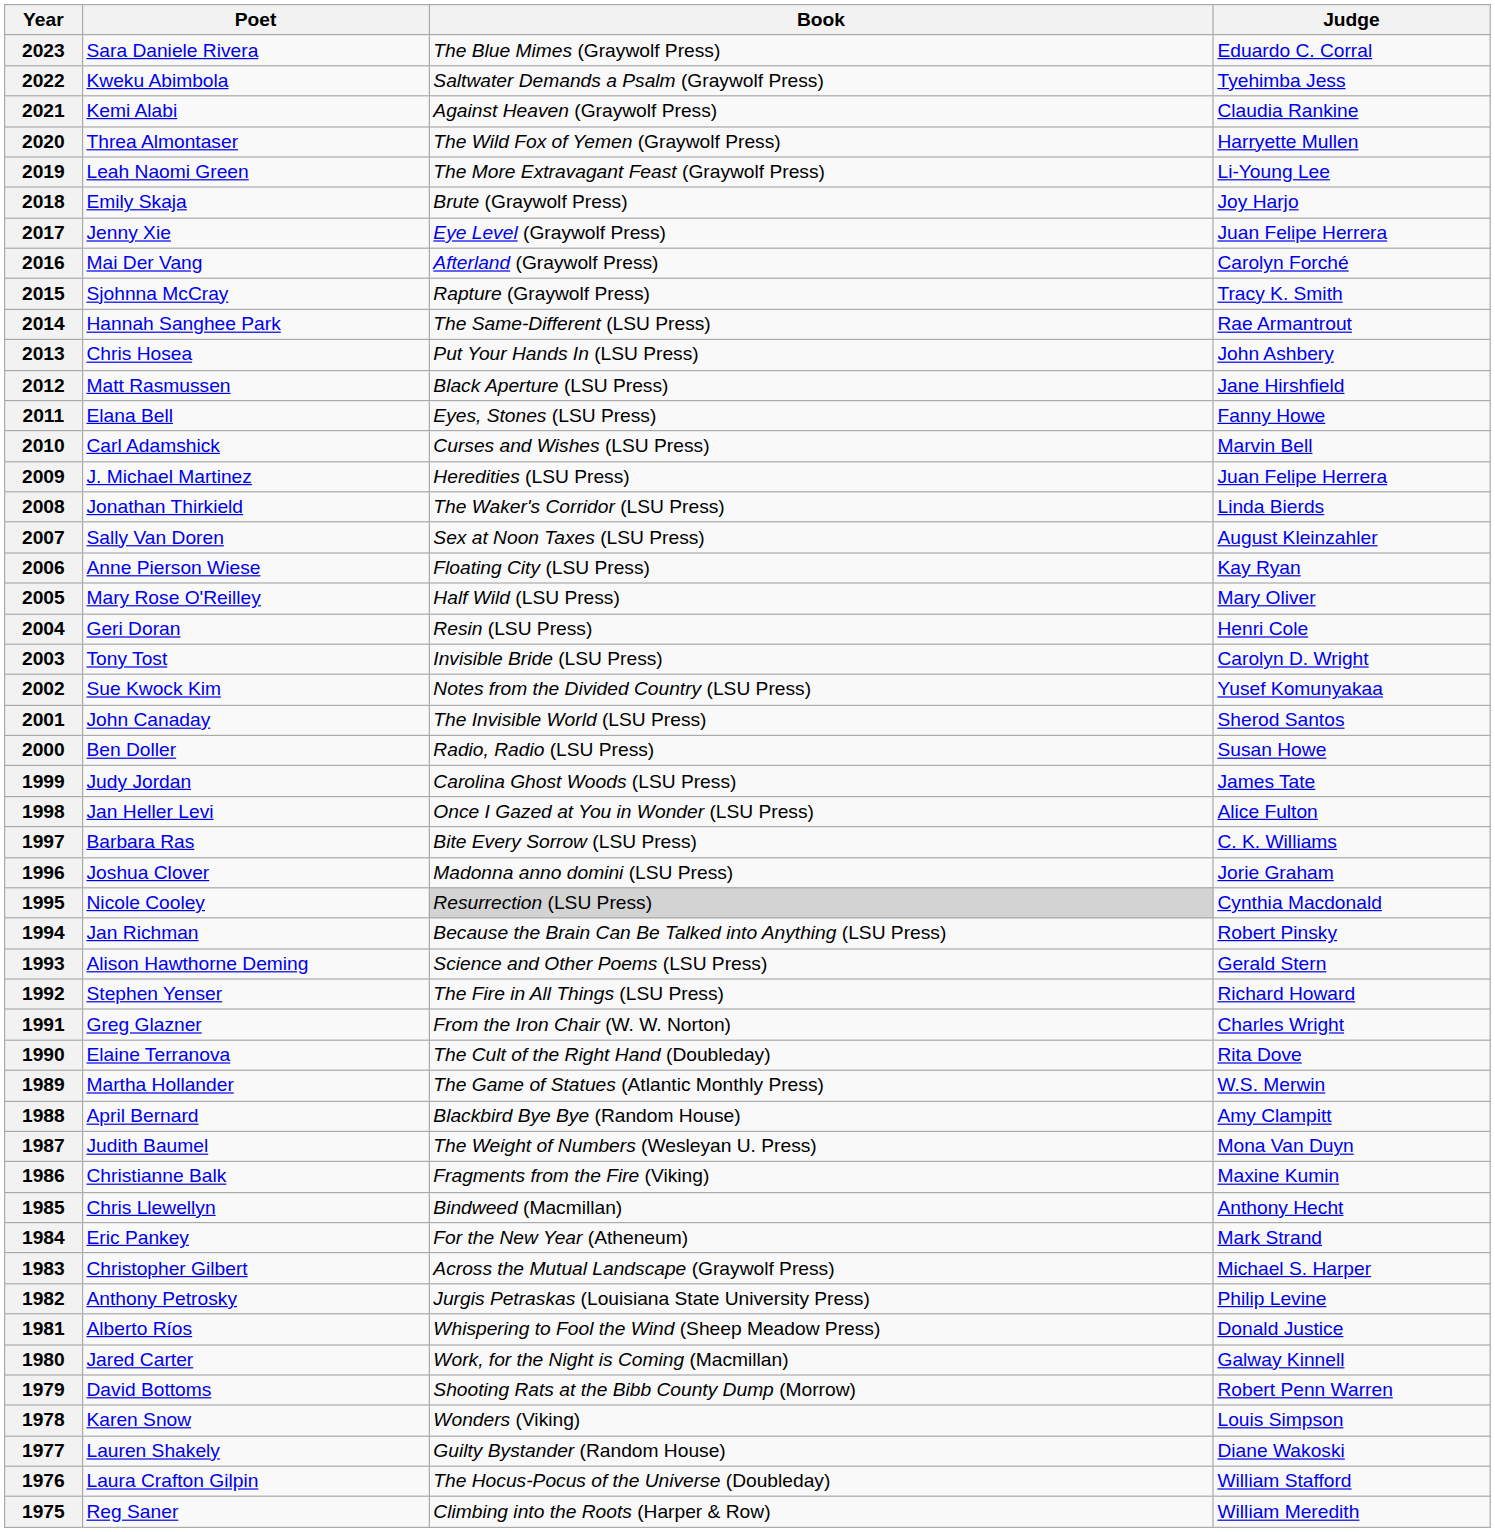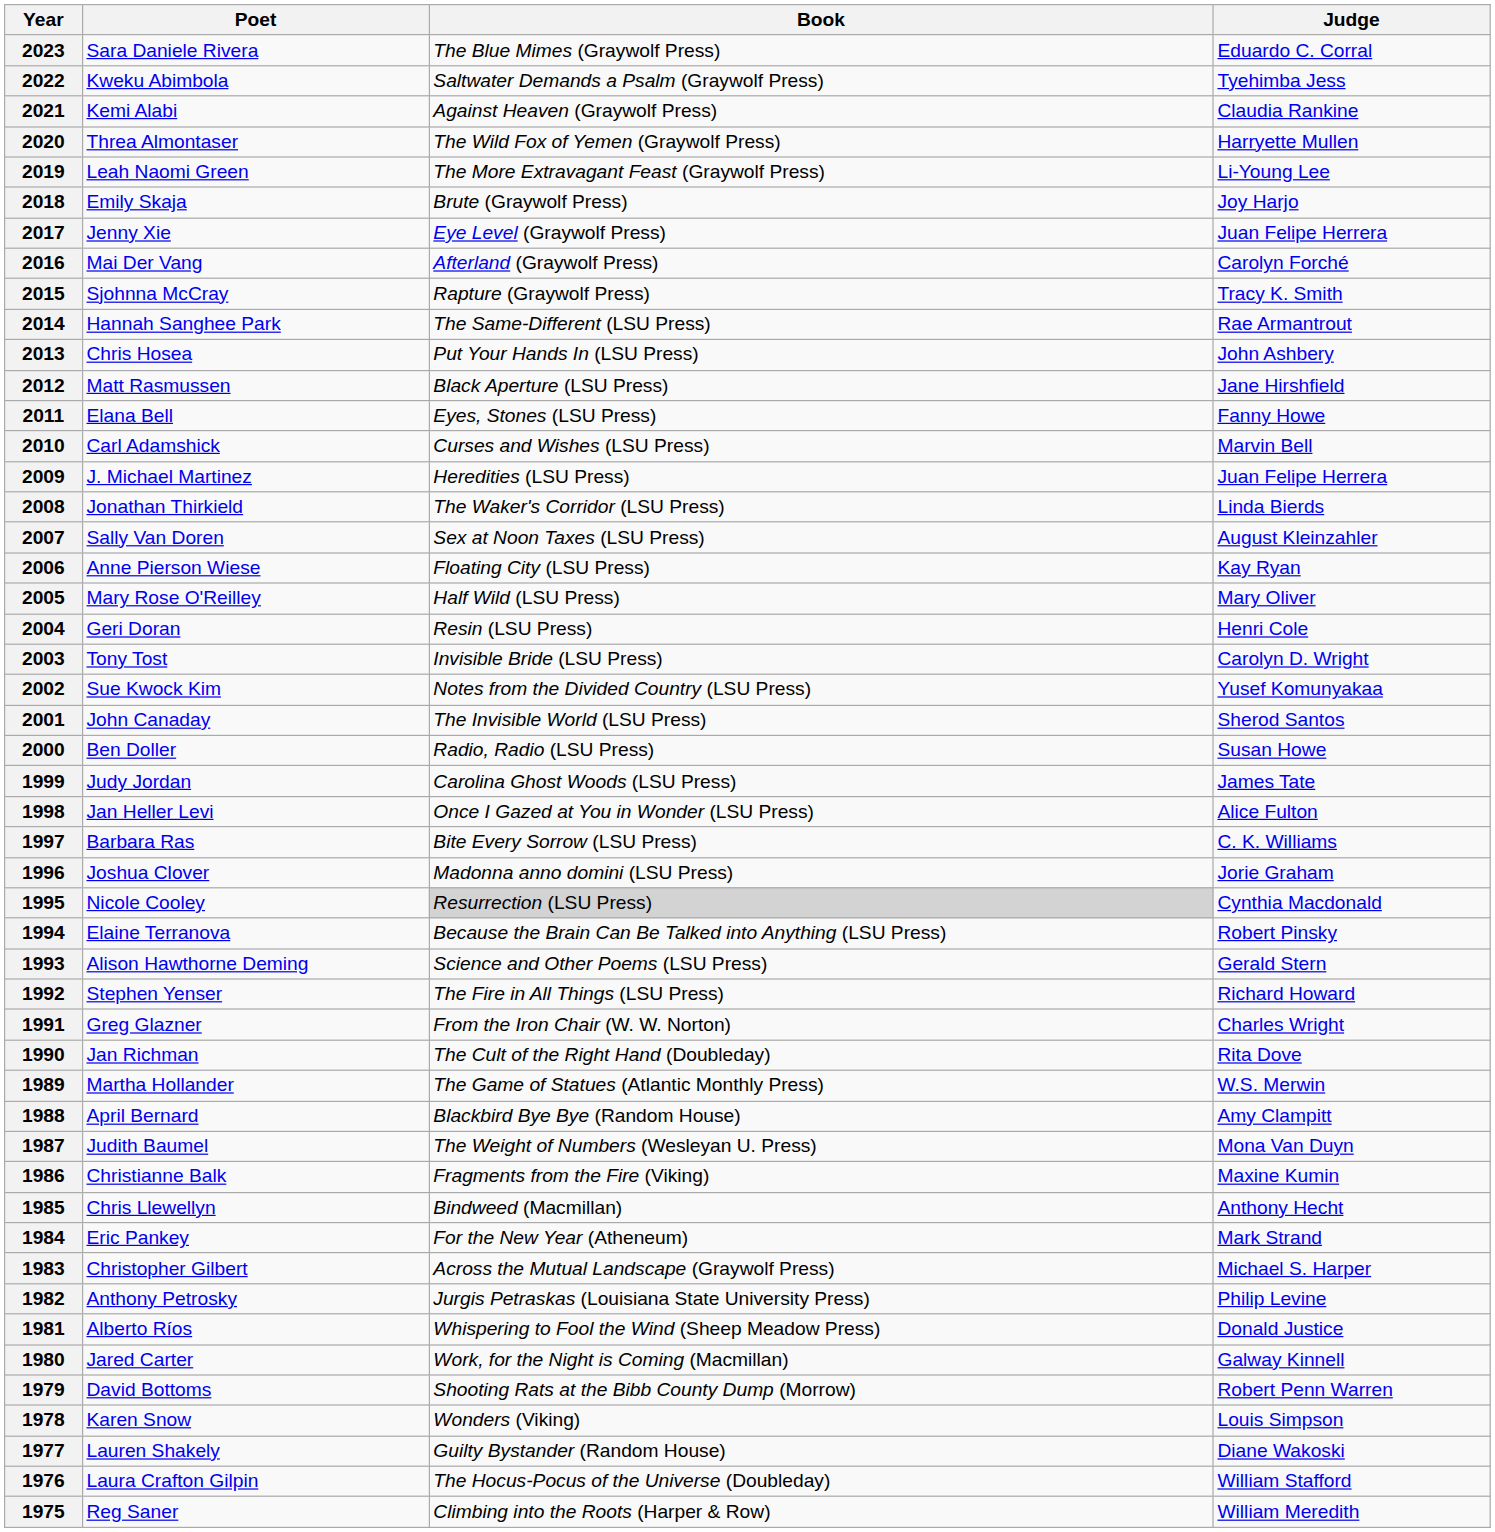(143, 933) Jan Richman -> (158, 933) Elaine Terranova
(158, 1055) Elaine Terranova -> (143, 1055) Jan Richman
